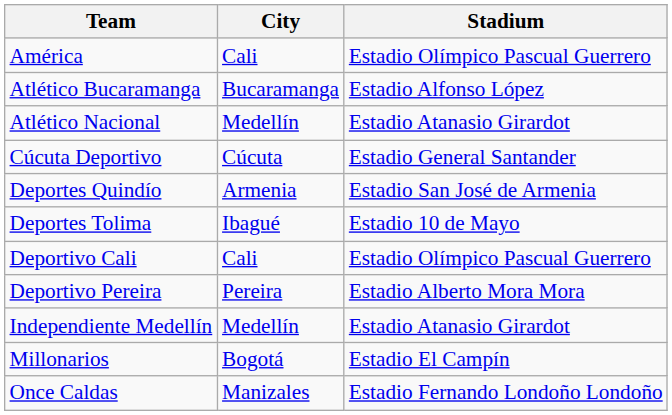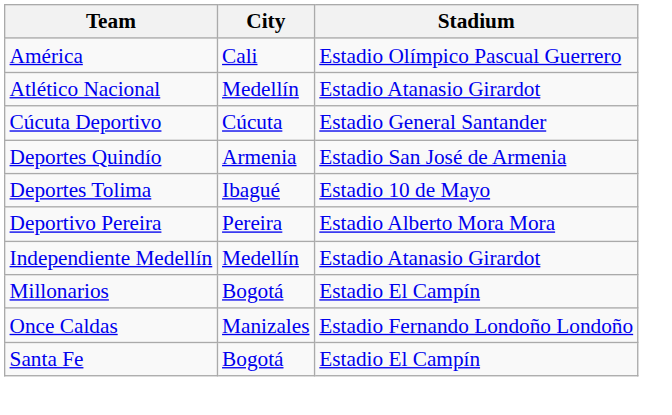- row: (105, 88)
- row: (73, 257)
+ row: (47, 358)
